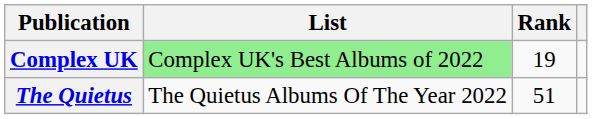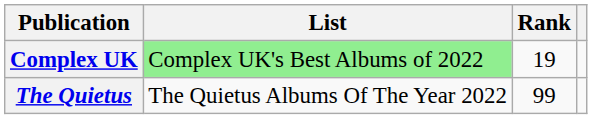(544, 95) 51 -> (544, 95) 99
